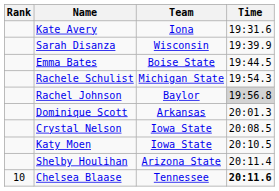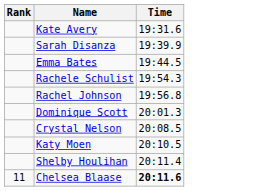- column: (181, 13)
(250, 95) lightgrey background -> (160, 95) no background
(19, 178) 10 -> (19, 178) 11
